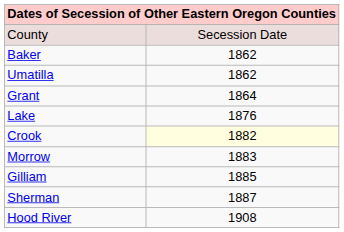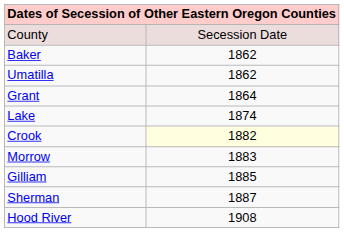(242, 116) 1876 -> (242, 116) 1874
